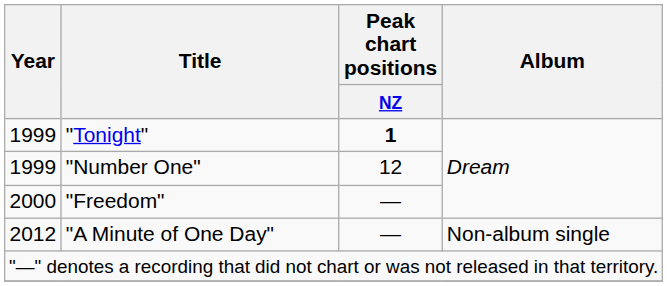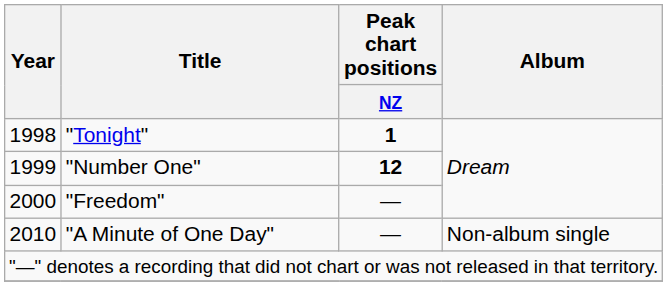(33, 134) 1999 -> (33, 134) 1998
(391, 168) normal -> (391, 168) bold
(33, 234) 2012 -> (33, 234) 2010
